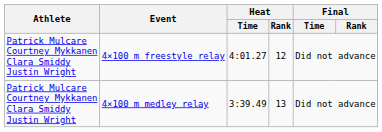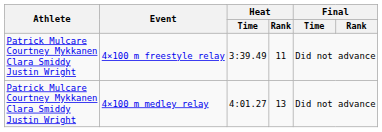(248, 56) 4:01.27 -> (248, 56) 3:39.49
(281, 56) 12 -> (281, 56) 11
(248, 103) 3:39.49 -> (248, 103) 4:01.27
